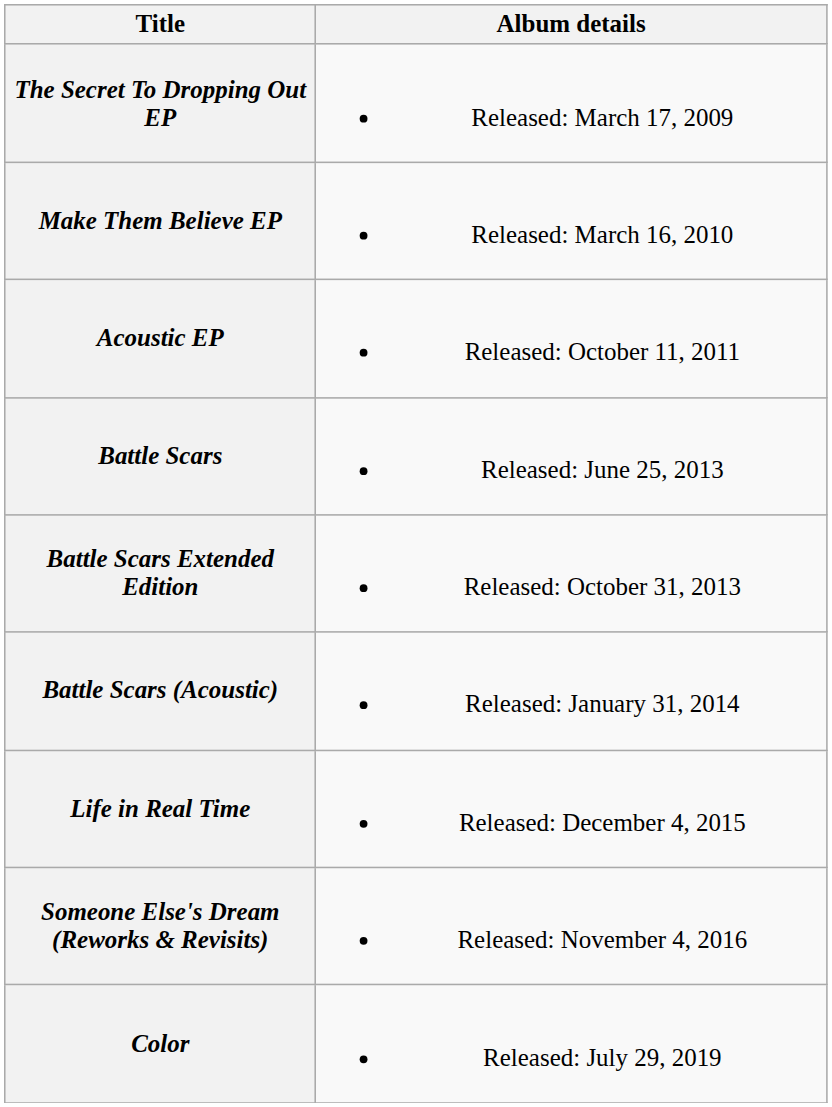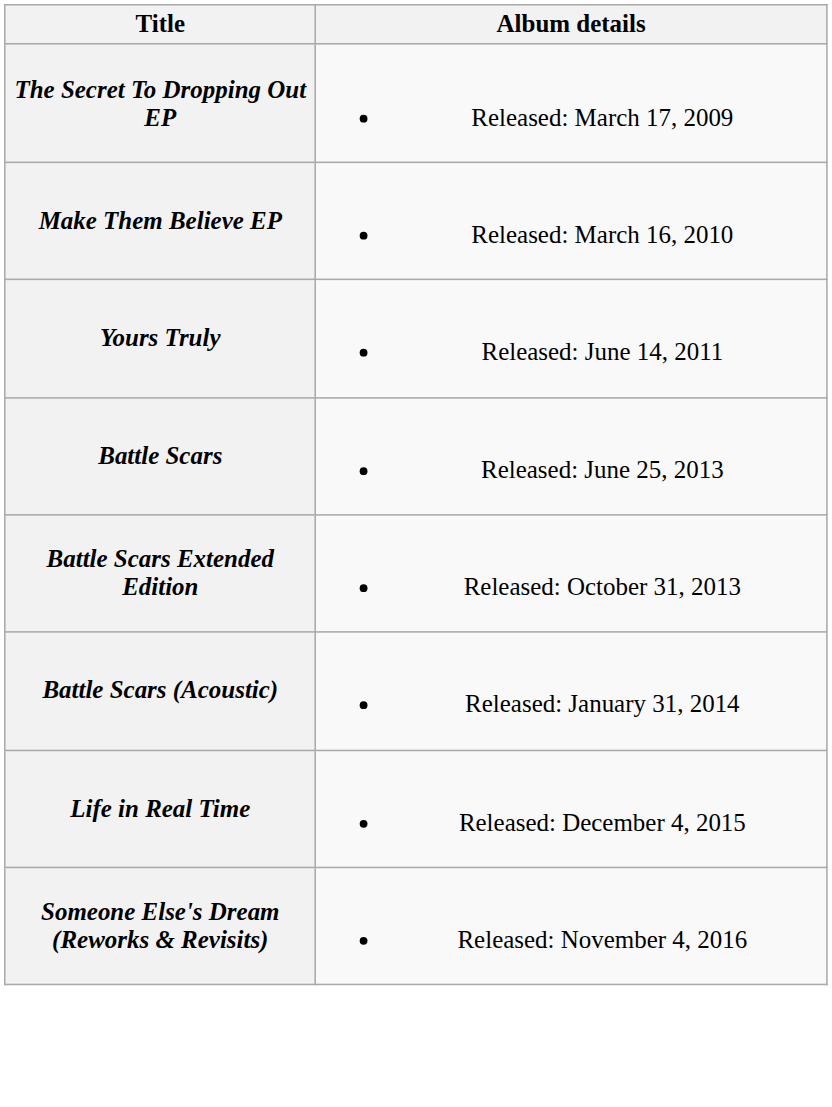+ row: (160, 338)
- row: (160, 338)
- row: (160, 1043)
